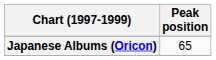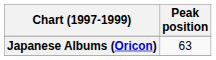(185, 45) 65 -> (185, 45) 63
